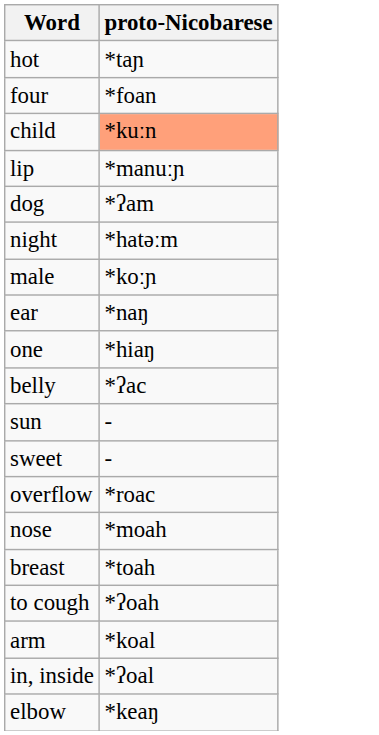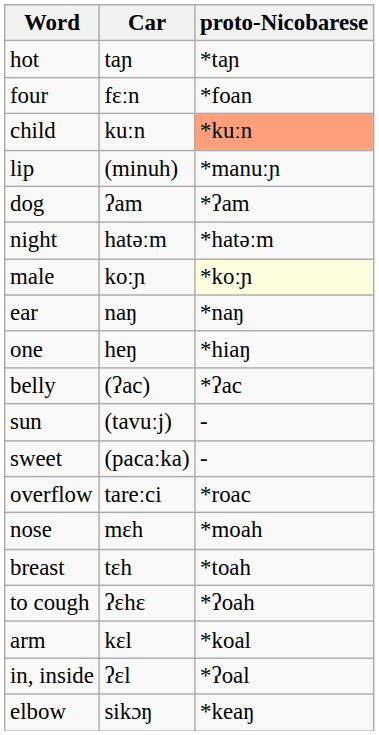+ column: (147, 22)
(130, 276) no background -> (226, 276) lightyellow background
